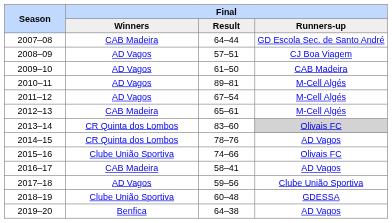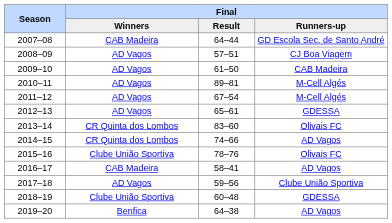(132, 111) CAB Madeira -> (132, 111) AD Vagos
(321, 111) M-Cell Algés -> (321, 111) GDESSA
(321, 126) lightgrey background -> (321, 126) no background
(226, 140) 78–76 -> (226, 140) 74–66
(226, 154) 74–66 -> (226, 154) 78–76
